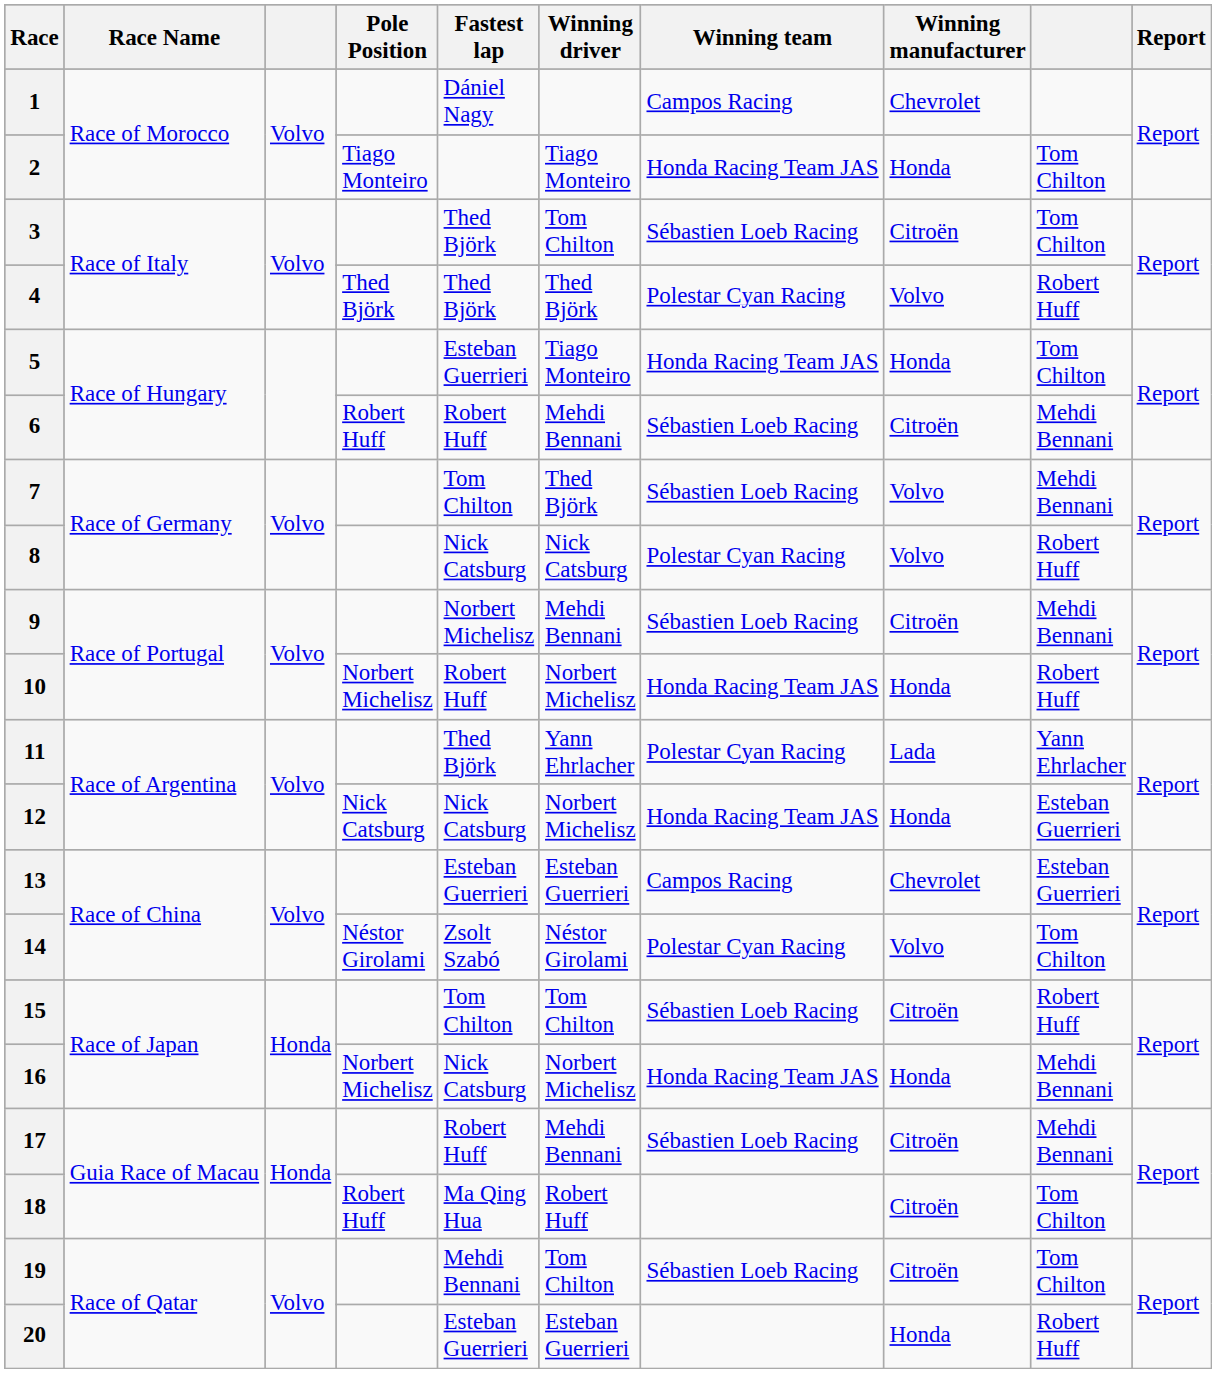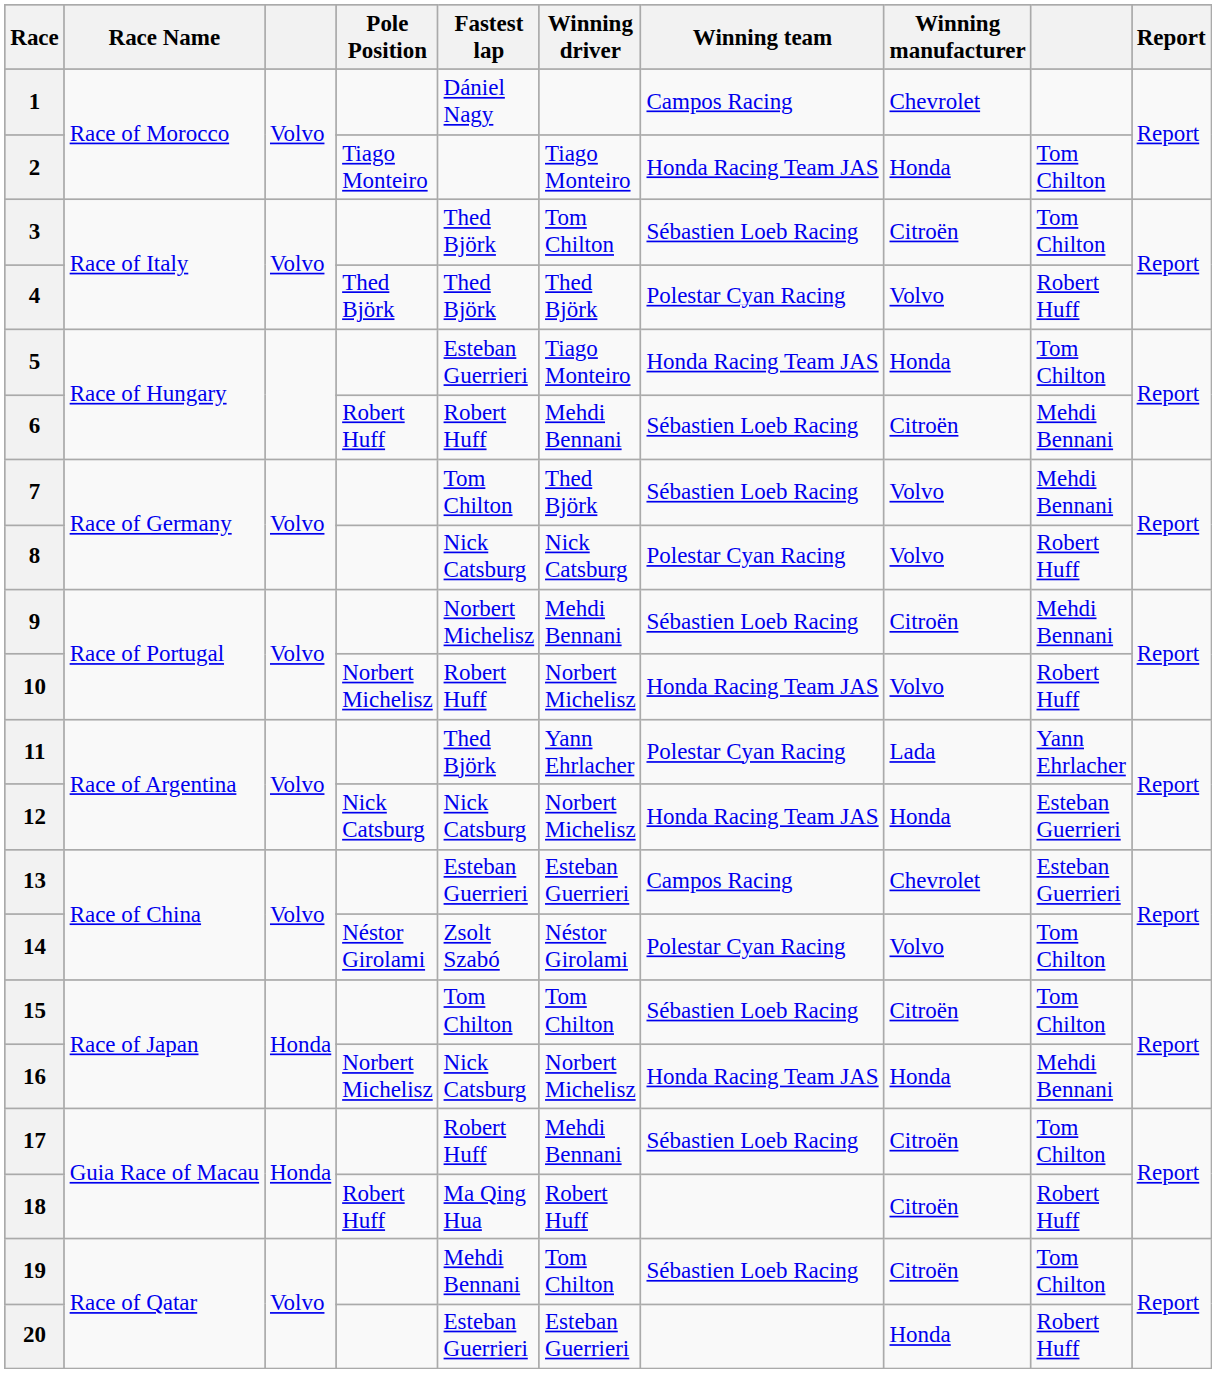(920, 686) Honda -> (917, 686) Volvo
(1068, 1010) Robert Huff -> (1071, 1010) Tom Chilton
(1075, 1140) Mehdi Bennani -> (1071, 1140) Tom Chilton
(1071, 1205) Tom Chilton -> (1068, 1205) Robert Huff
